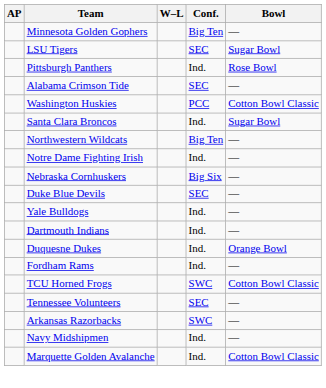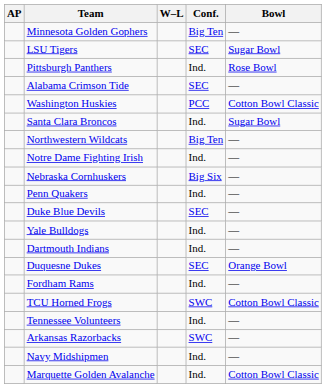+ row: (57, 194)
(197, 248) Ind. -> (199, 266) SEC
(199, 302) SEC -> (197, 320) Ind.
